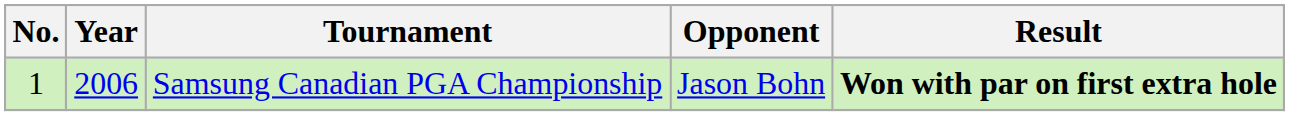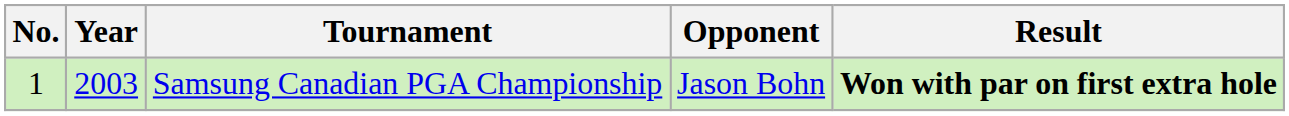(106, 83) 2006 -> (106, 83) 2003
